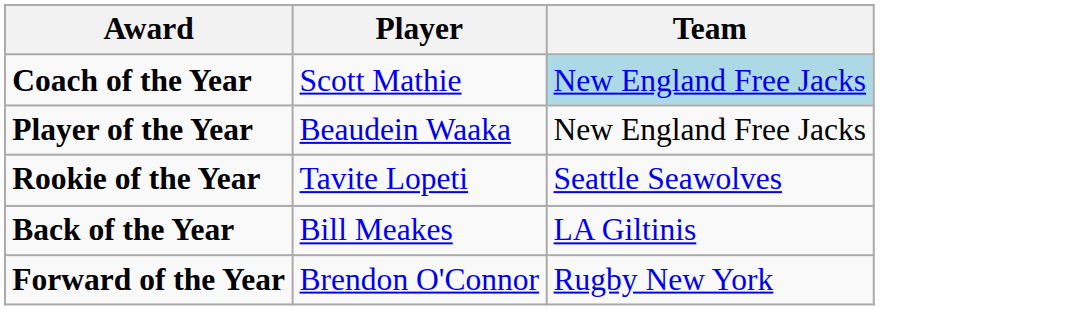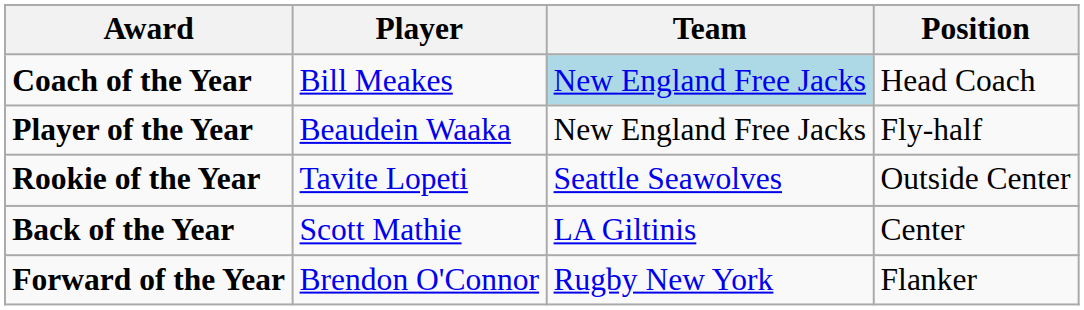+ column: (976, 29)
(381, 79) Scott Mathie -> (376, 79) Bill Meakes
(376, 229) Bill Meakes -> (381, 229) Scott Mathie
